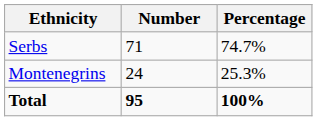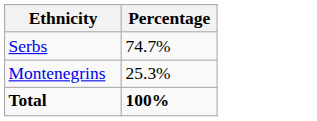- column: (169, 18)
